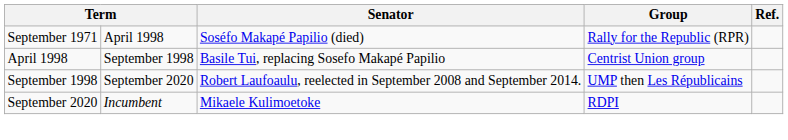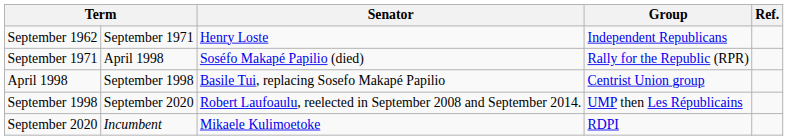+ row: (53, 37)
